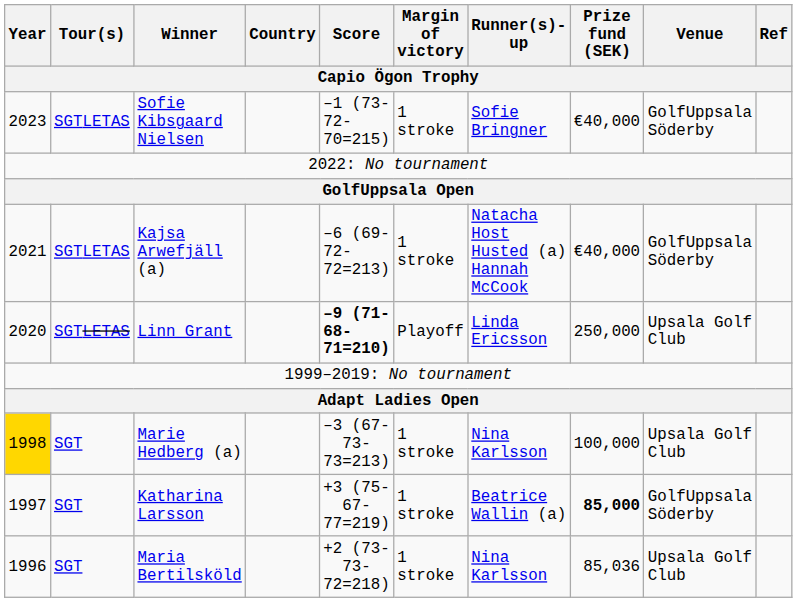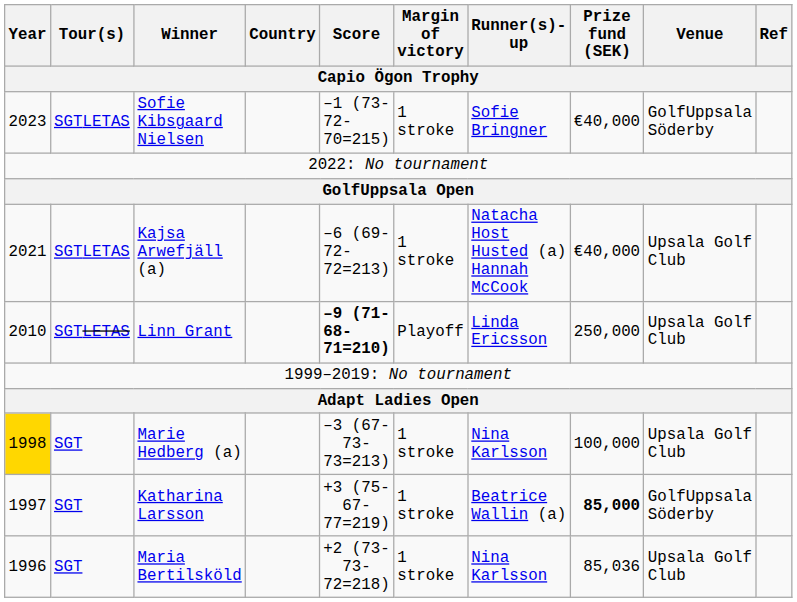(700, 253) GolfUppsala Söderby -> (700, 253) Upsala Golf Club
(27, 332) 2020 -> (27, 332) 2010
